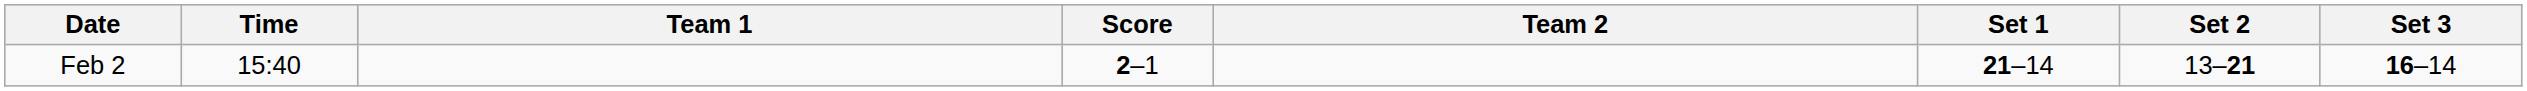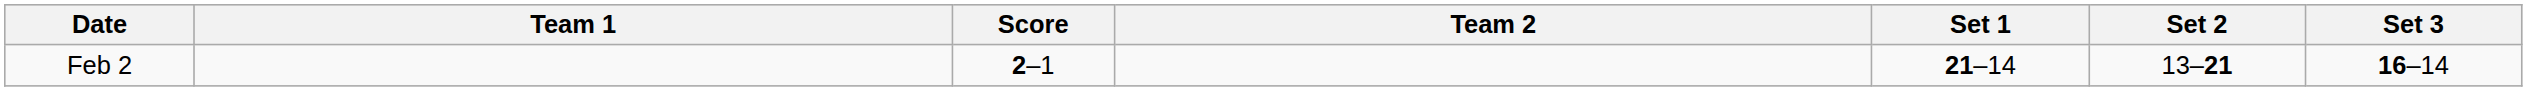- column: (269, 24)
